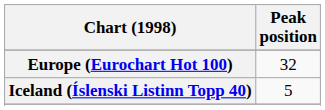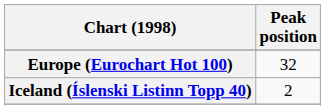(288, 90) 5 -> (288, 90) 2
